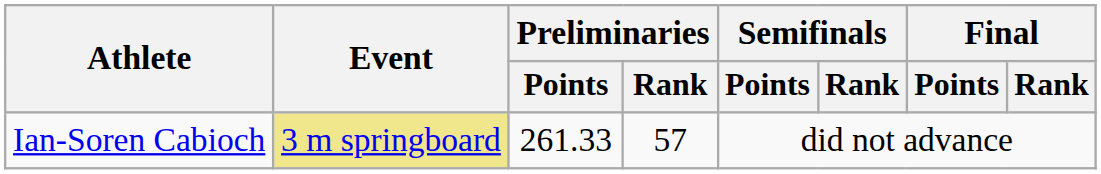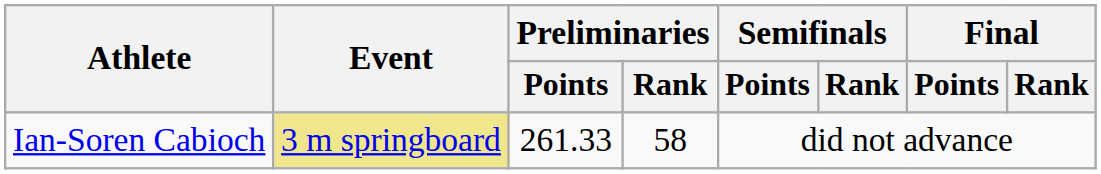(670, 140) 57 -> (670, 140) 58
